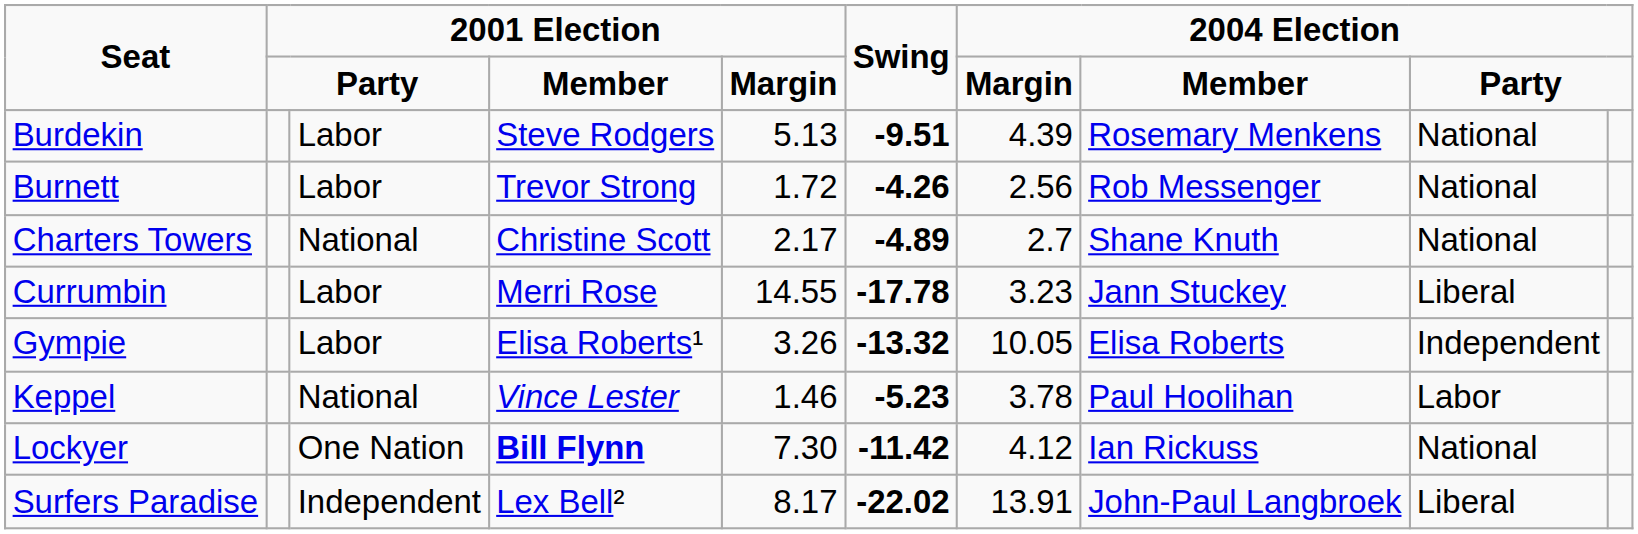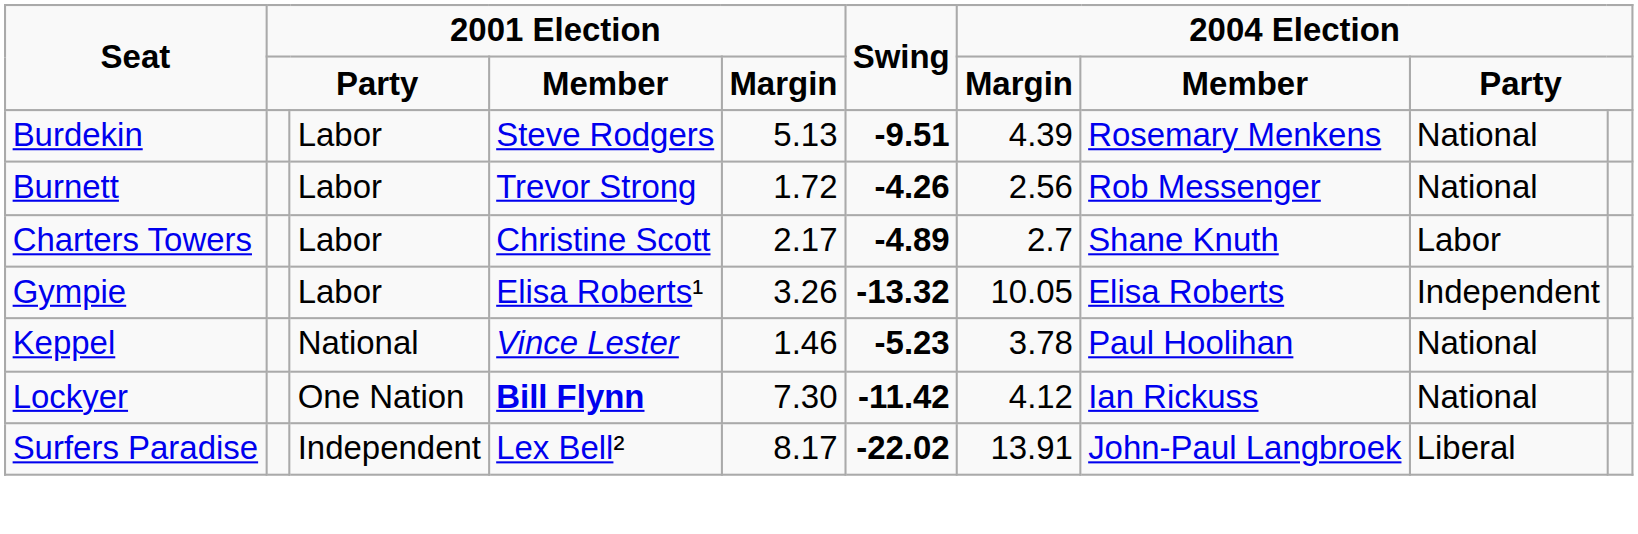(358, 239) National -> (340, 239) Labor
(1477, 239) National -> (1459, 239) Labor
- row: (90, 291)
(1459, 396) Labor -> (1477, 344) National
